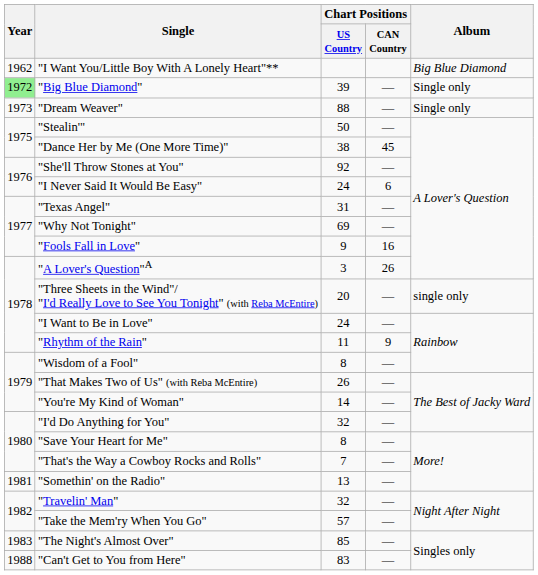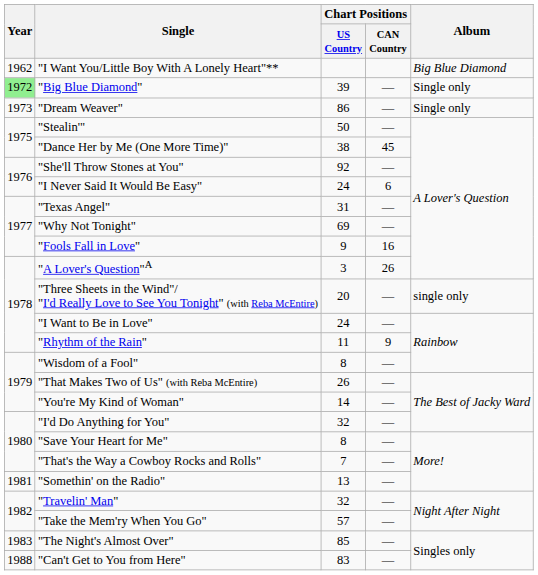(343, 107) 88 -> (343, 107) 86
